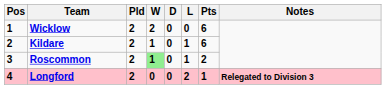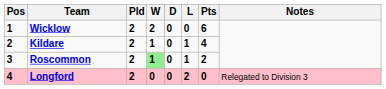(204, 44) 6 -> (204, 44) 4
(204, 76) 1 -> (204, 76) 0
(268, 76) bold -> (264, 77) normal
